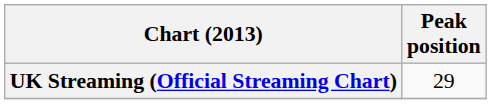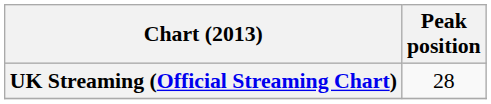(444, 80) 29 -> (444, 80) 28
